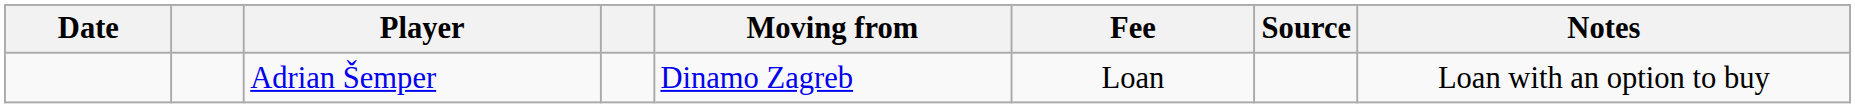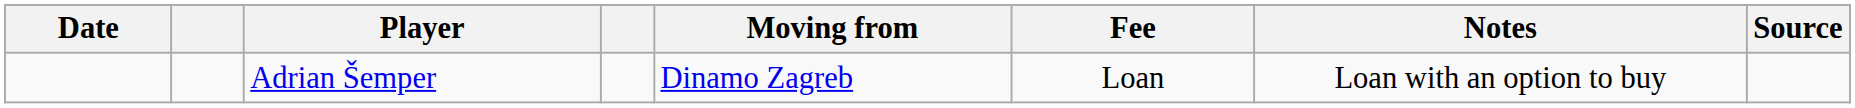columns swapped: (1604, 28) <-> (1306, 28)
